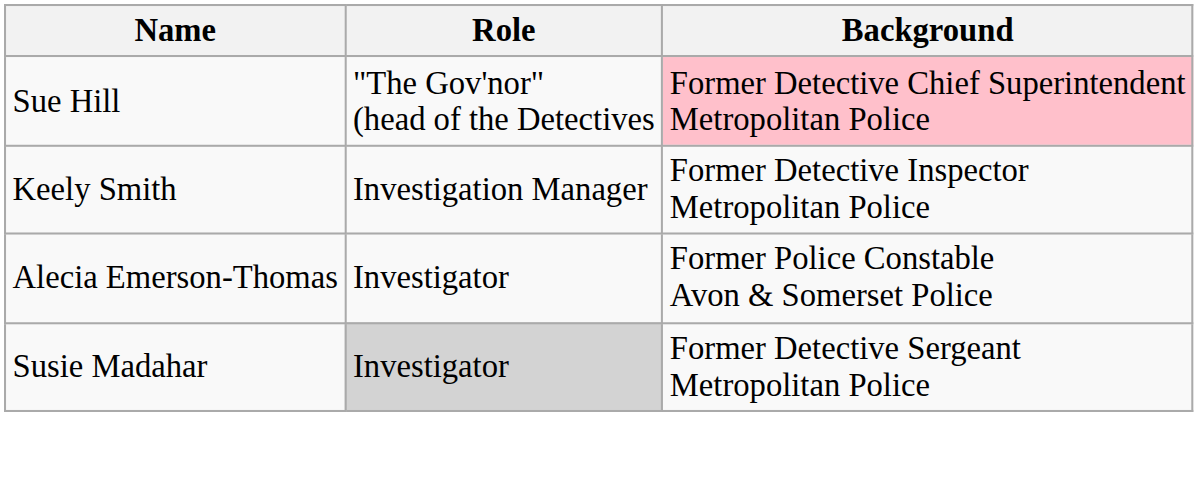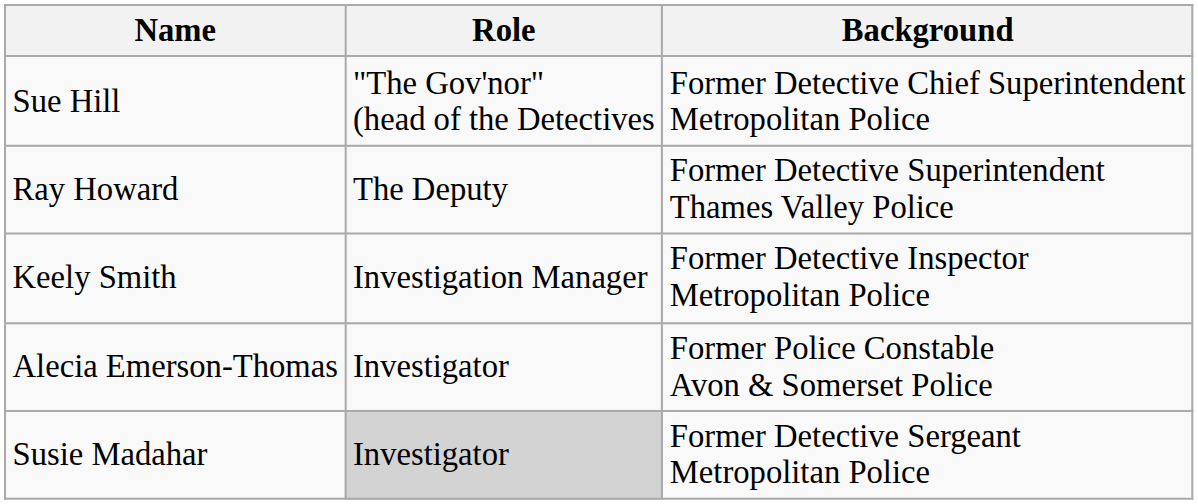(928, 100) pink background -> (928, 100) no background
+ row: (95, 188)
